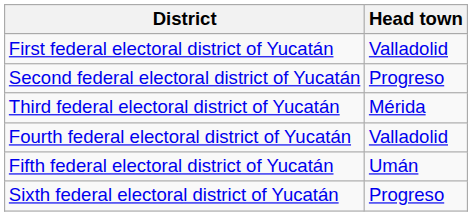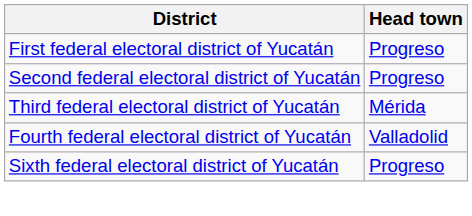(408, 48) Valladolid -> (407, 48) Progreso
- row: (171, 166)
